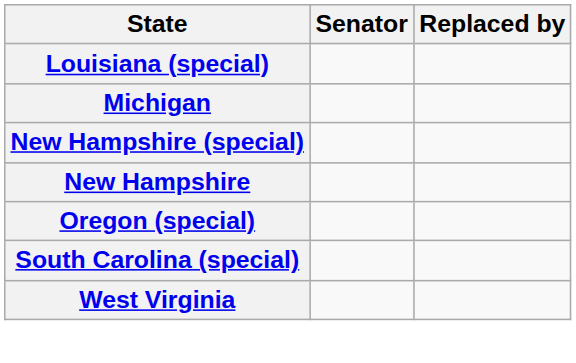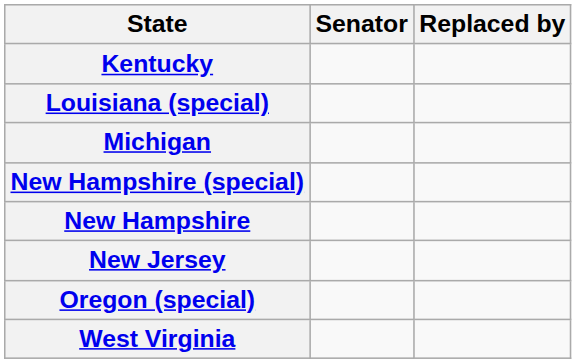+ row: (157, 63)
+ row: (157, 260)
- row: (157, 260)
